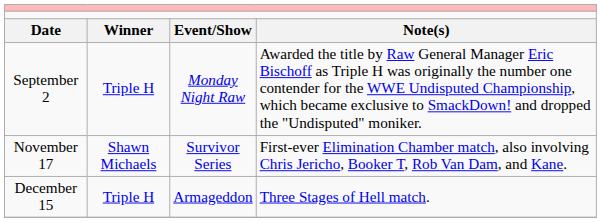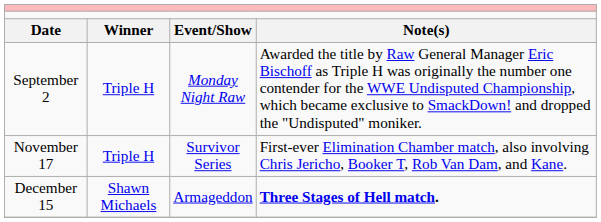(128, 155) Shawn Michaels -> (128, 155) Triple H
(128, 196) Triple H -> (128, 196) Shawn Michaels
(345, 196) normal -> (349, 196) bold
